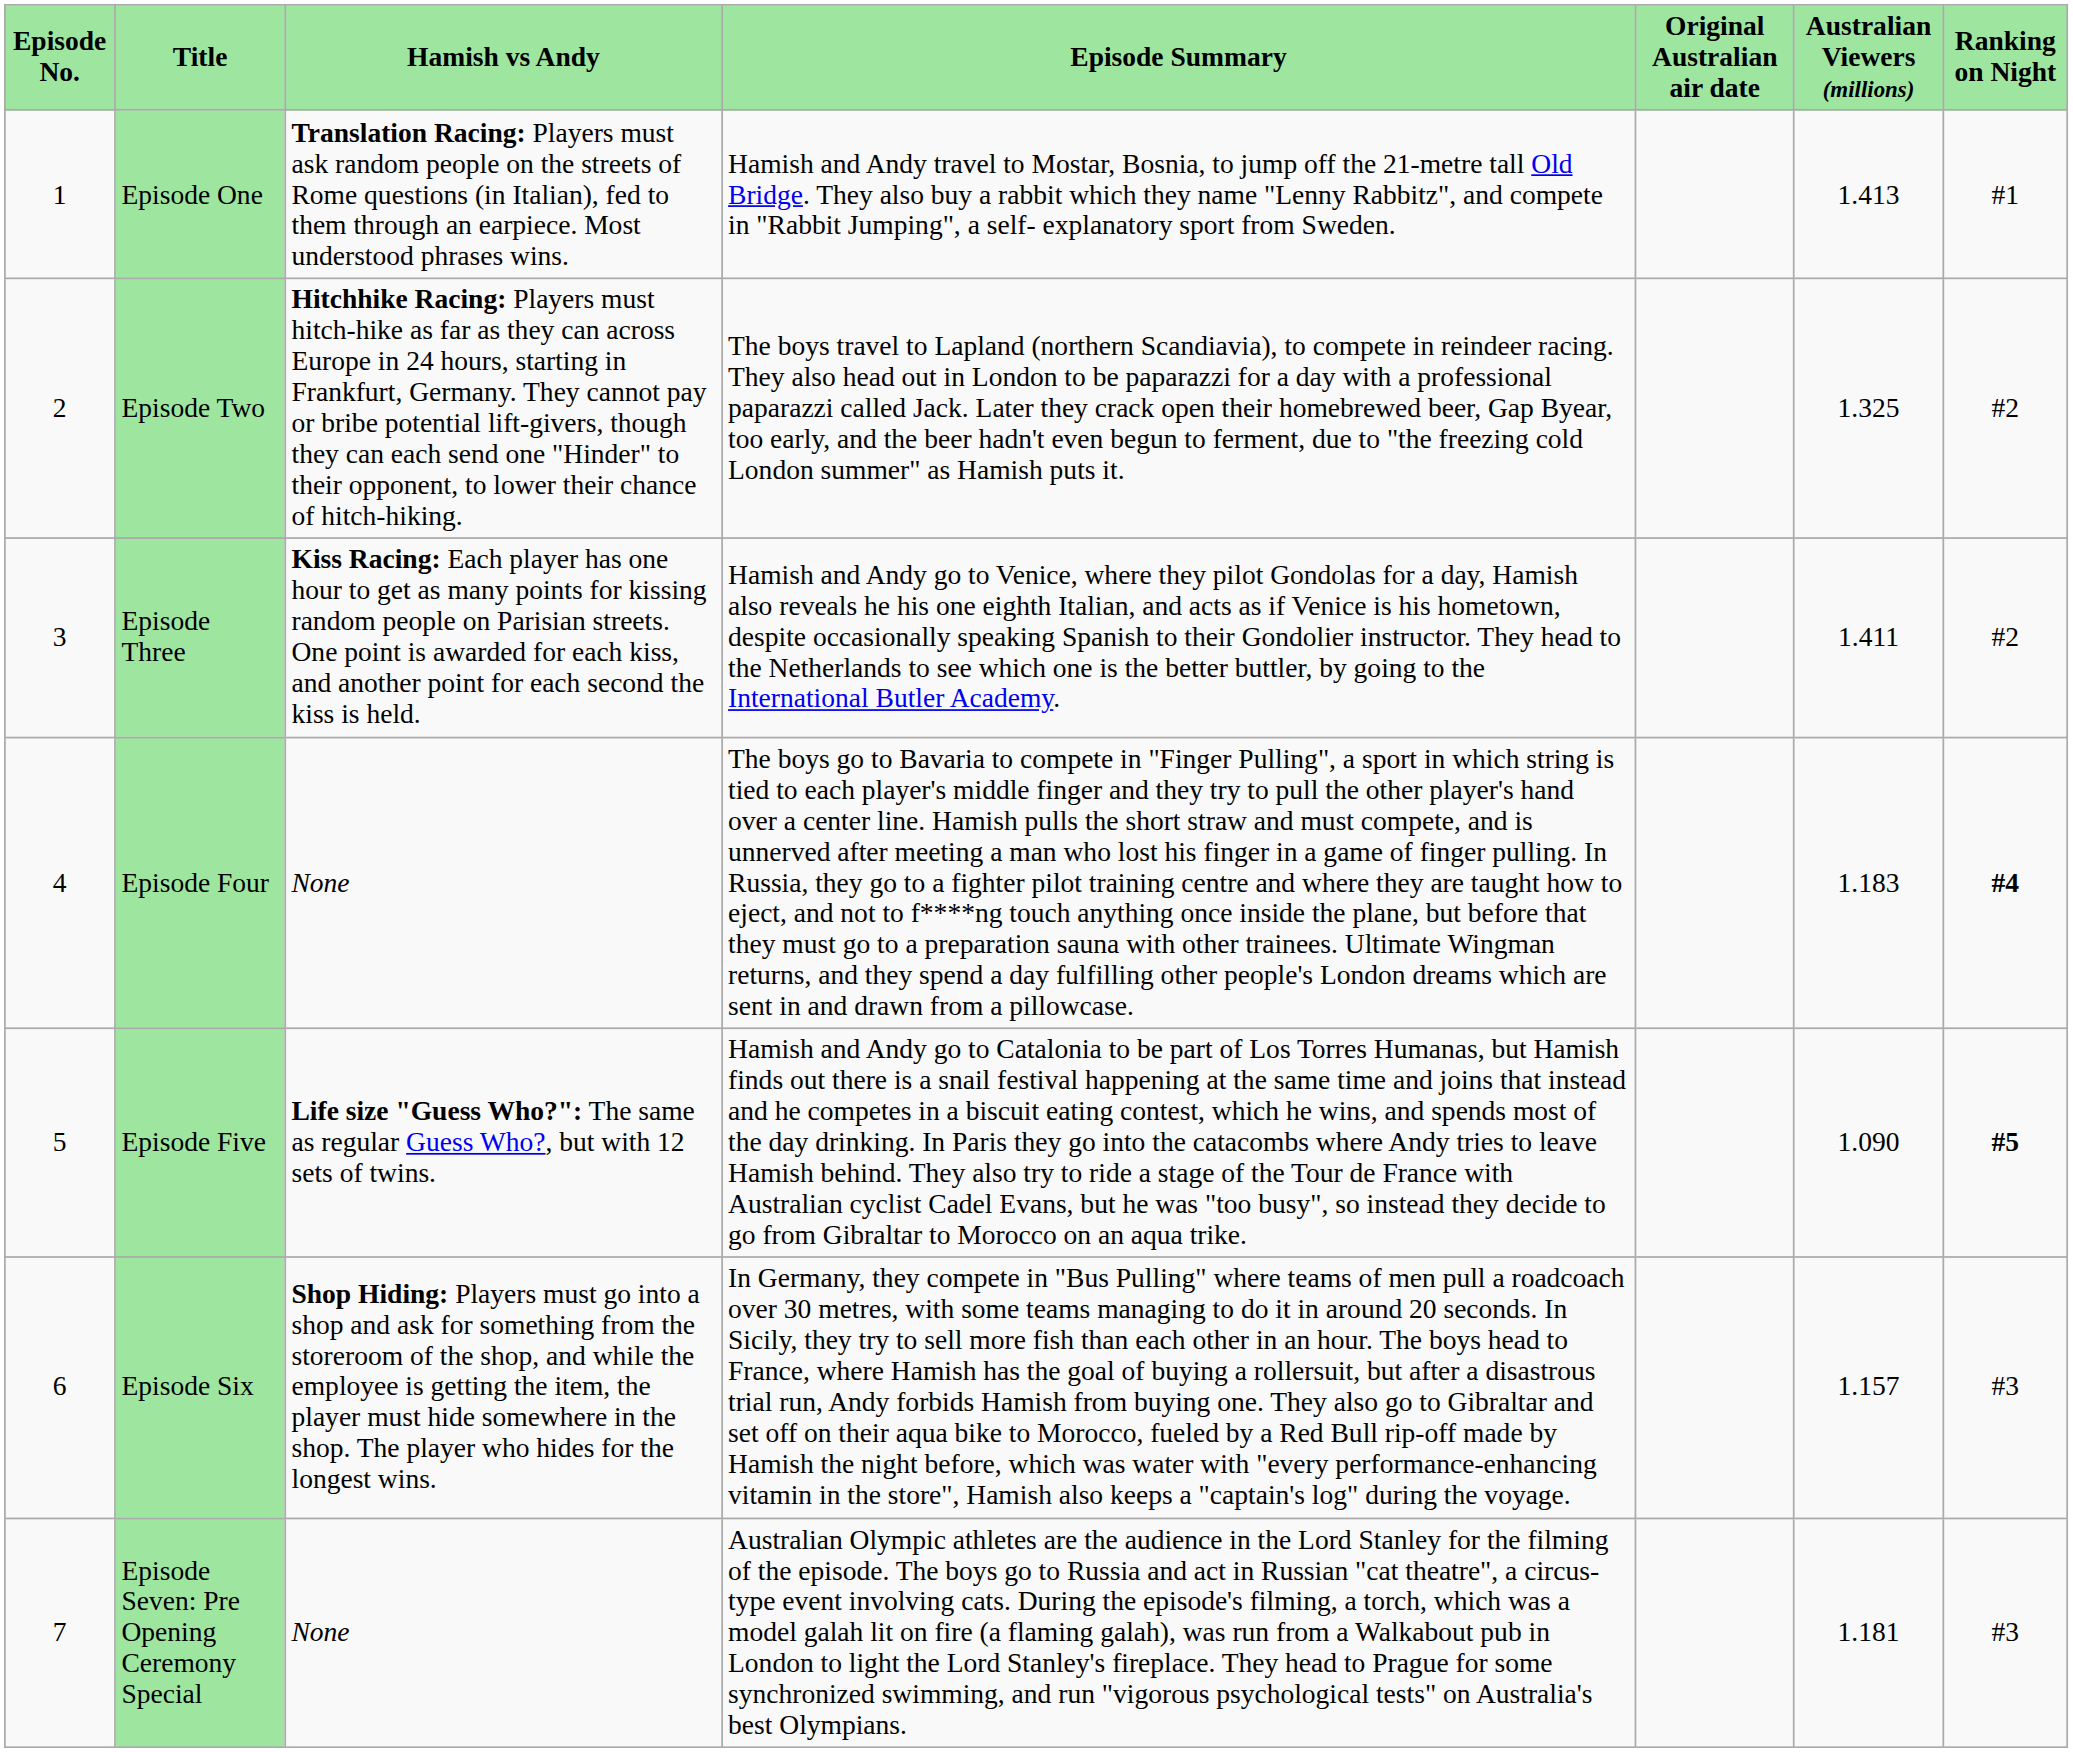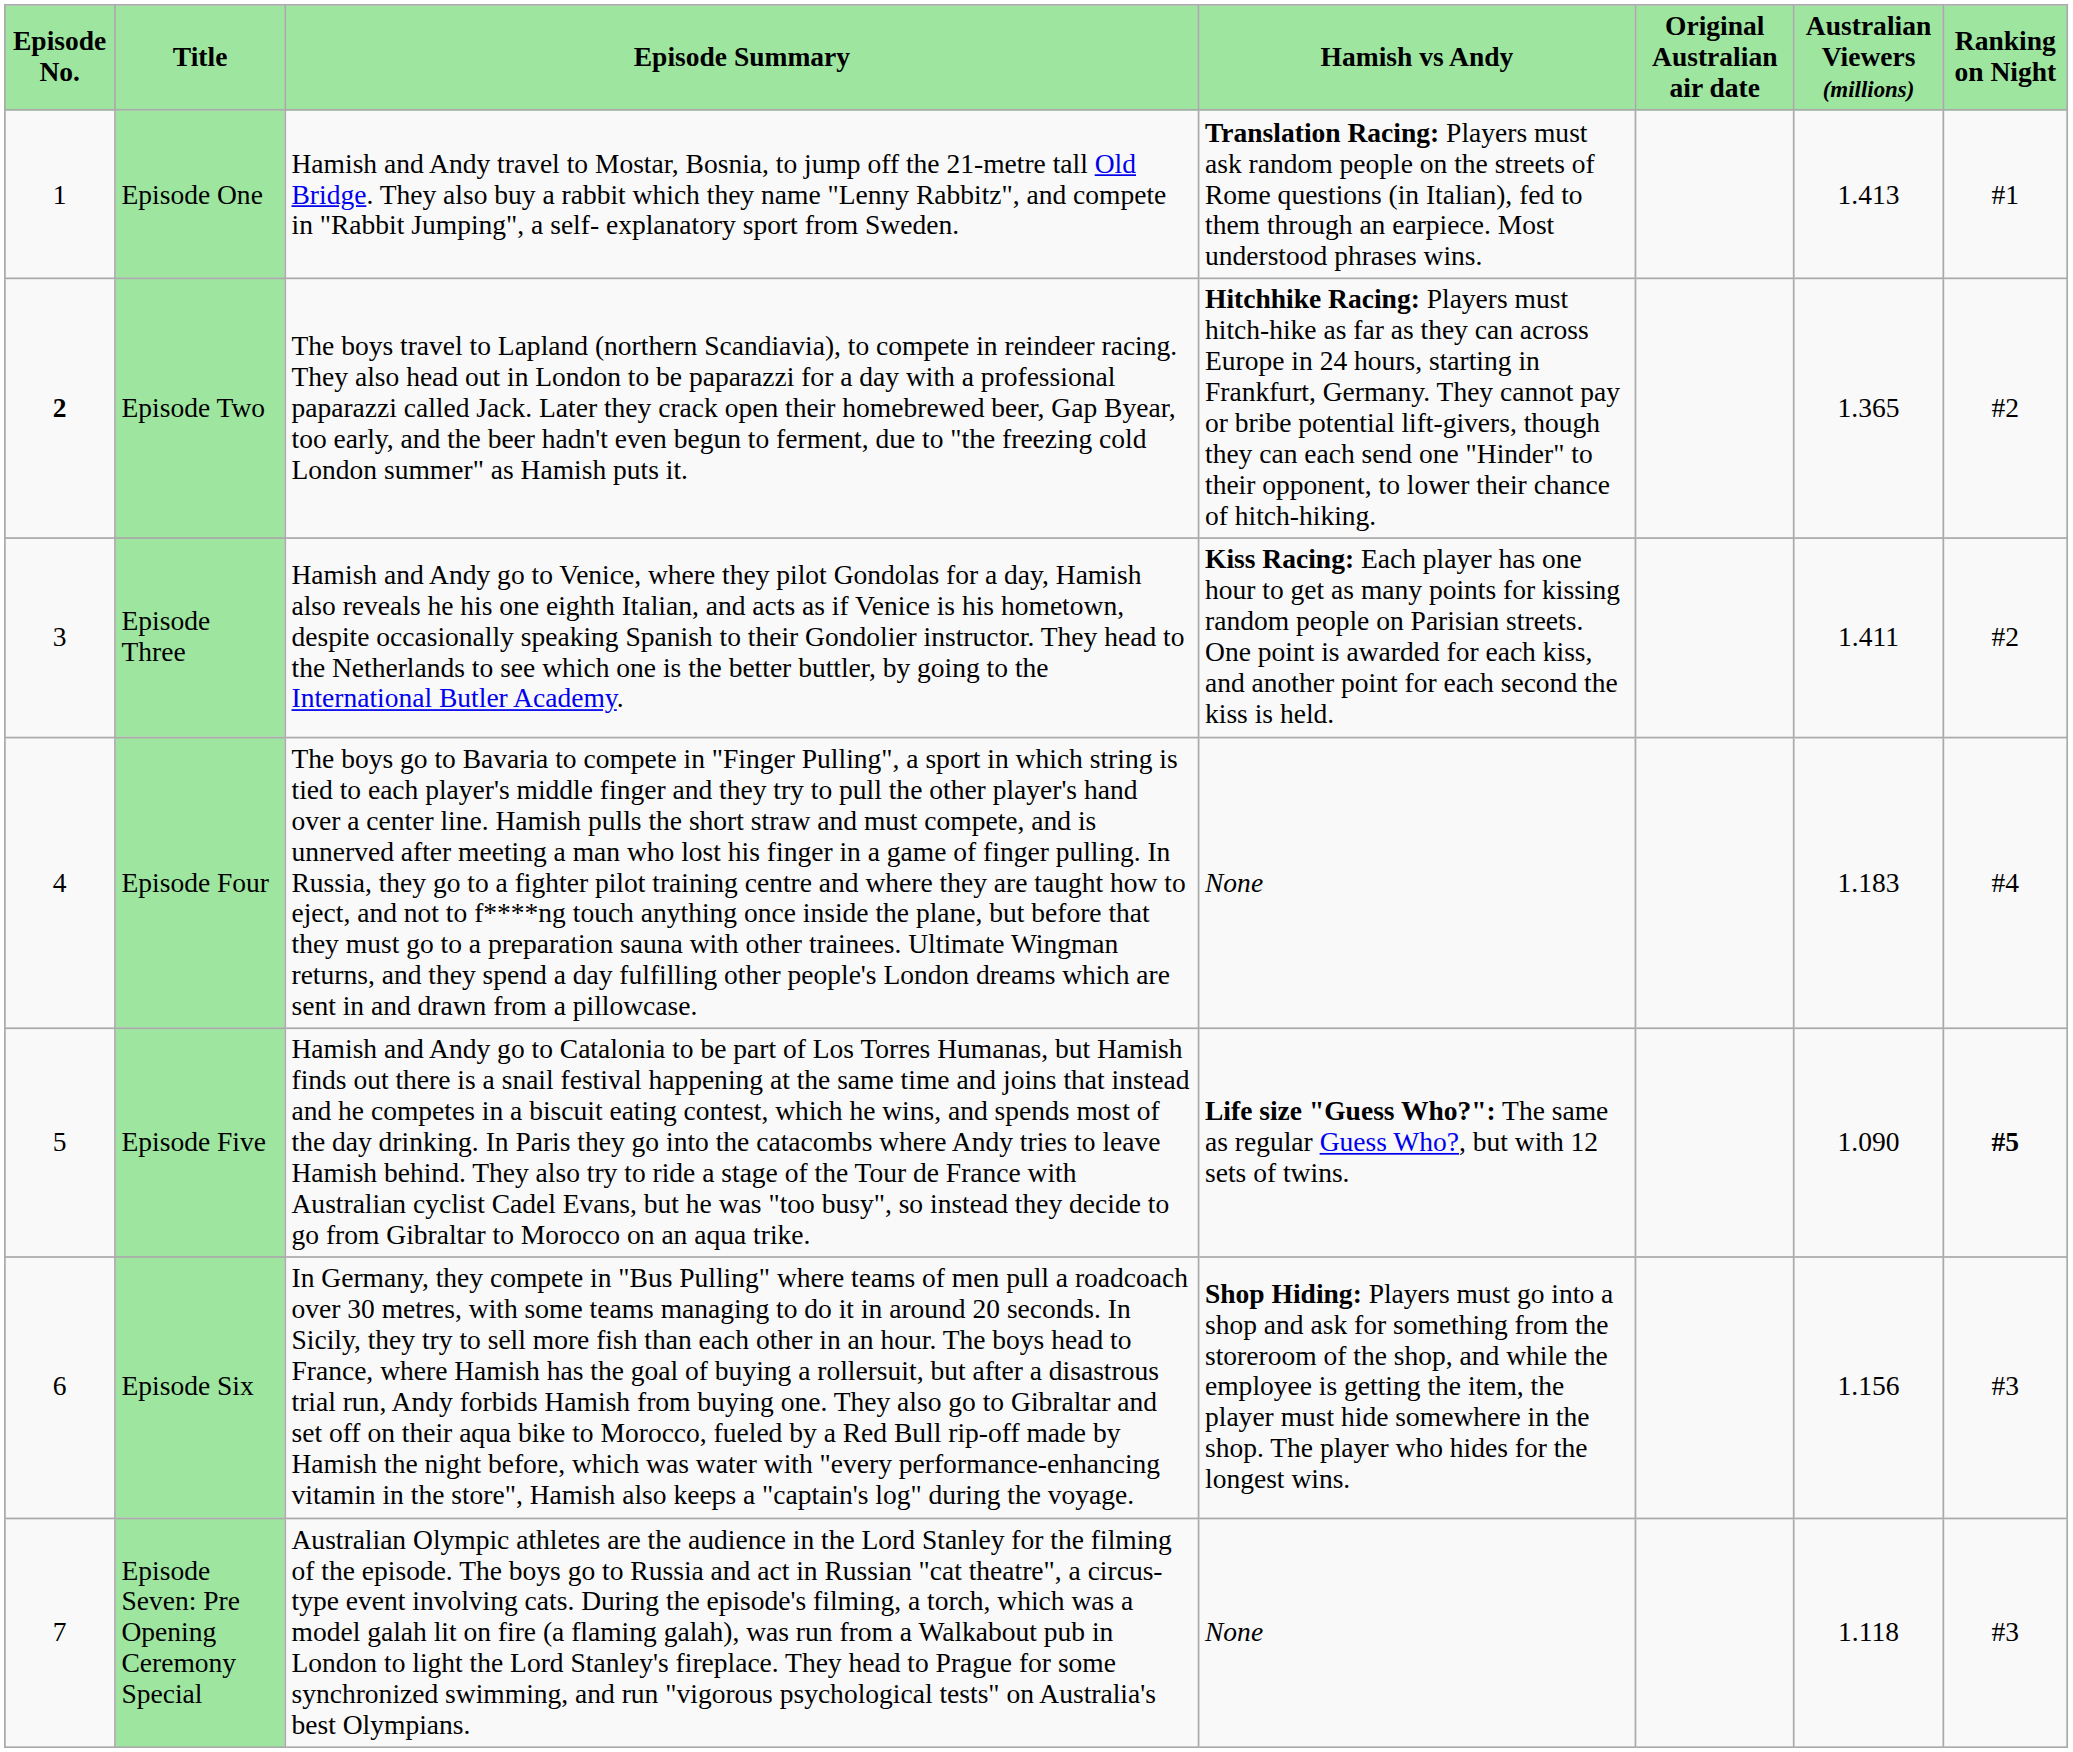columns swapped: (1178, 57) <-> (503, 57)
(60, 407) normal -> (60, 407) bold
(1869, 407) 1.325 -> (1869, 407) 1.365
(2005, 882) bold -> (2005, 882) normal
(1869, 1387) 1.157 -> (1869, 1387) 1.156
(1869, 1632) 1.181 -> (1869, 1632) 1.118
